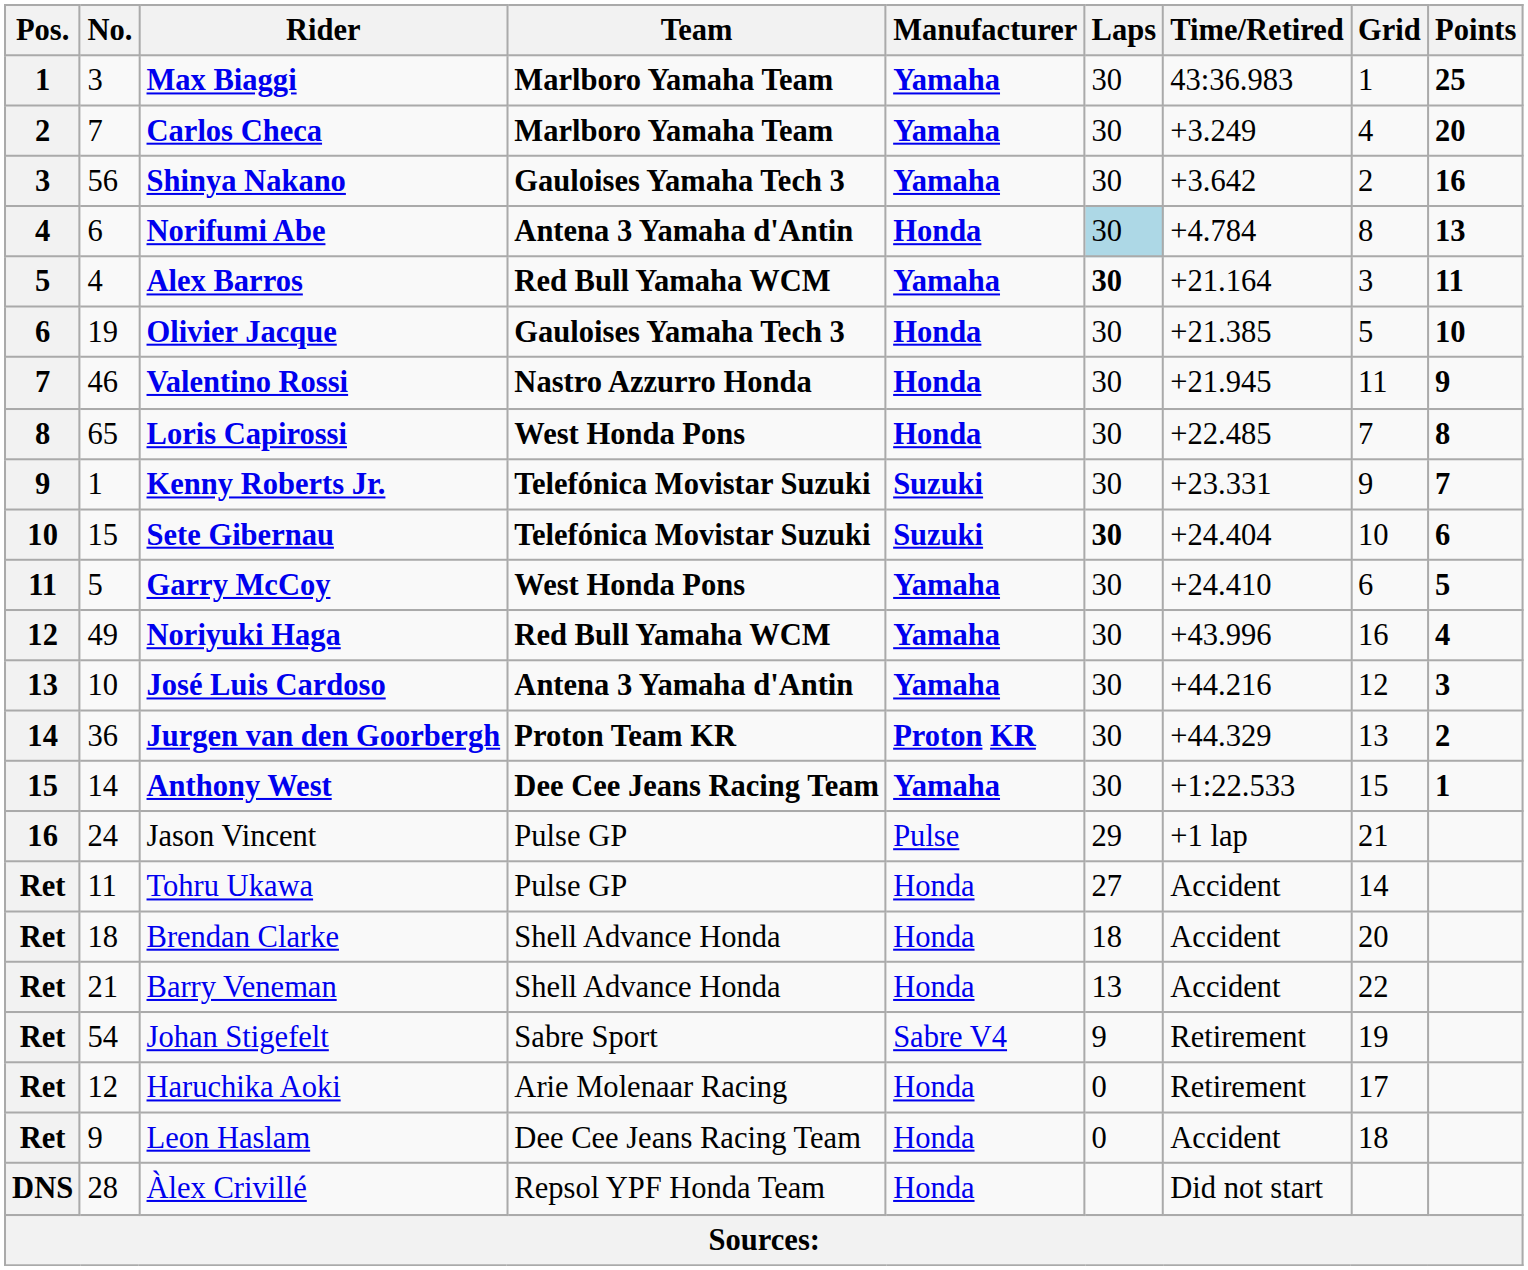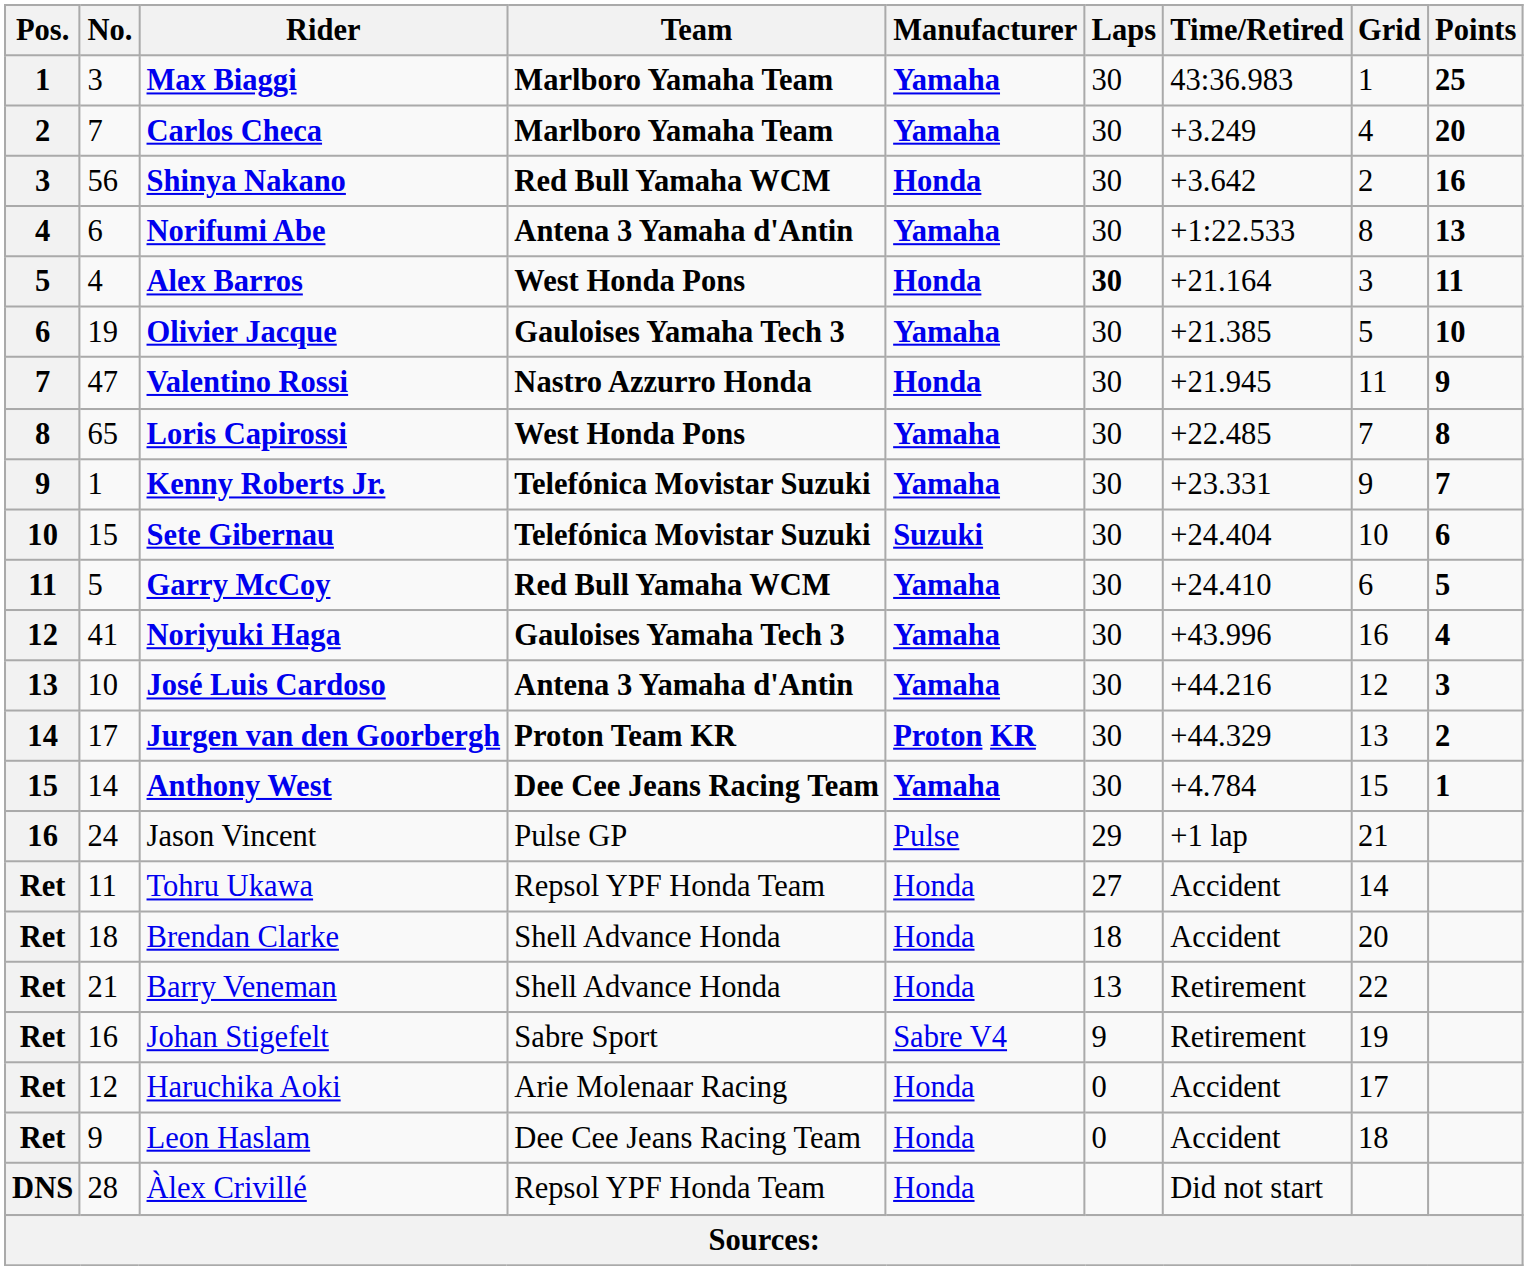(680, 181) Gauloises Yamaha Tech 3 -> (673, 181) Red Bull Yamaha WCM
(947, 181) Yamaha -> (937, 181) Honda
(937, 231) Honda -> (947, 231) Yamaha
(1107, 231) lightblue background -> (1107, 231) no background
(1213, 231) +4.784 -> (1233, 231) +1:22.533
(673, 281) Red Bull Yamaha WCM -> (630, 281) West Honda Pons
(947, 281) Yamaha -> (937, 281) Honda
(937, 332) Honda -> (947, 332) Yamaha
(103, 382) 46 -> (103, 382) 47
(937, 432) Honda -> (947, 432) Yamaha
(938, 483) Suzuki -> (947, 483) Yamaha
(1107, 533) bold -> (1107, 533) normal
(630, 584) West Honda Pons -> (673, 584) Red Bull Yamaha WCM
(103, 634) 49 -> (103, 634) 41
(673, 634) Red Bull Yamaha WCM -> (680, 634) Gauloises Yamaha Tech 3
(103, 735) 36 -> (103, 735) 17
(1233, 785) +1:22.533 -> (1213, 785) +4.784
(571, 886) Pulse GP -> (670, 886) Repsol YPF Honda Team
(1225, 987) Accident -> (1238, 987) Retirement
(103, 1037) 54 -> (103, 1037) 16
(1238, 1087) Retirement -> (1225, 1087) Accident
